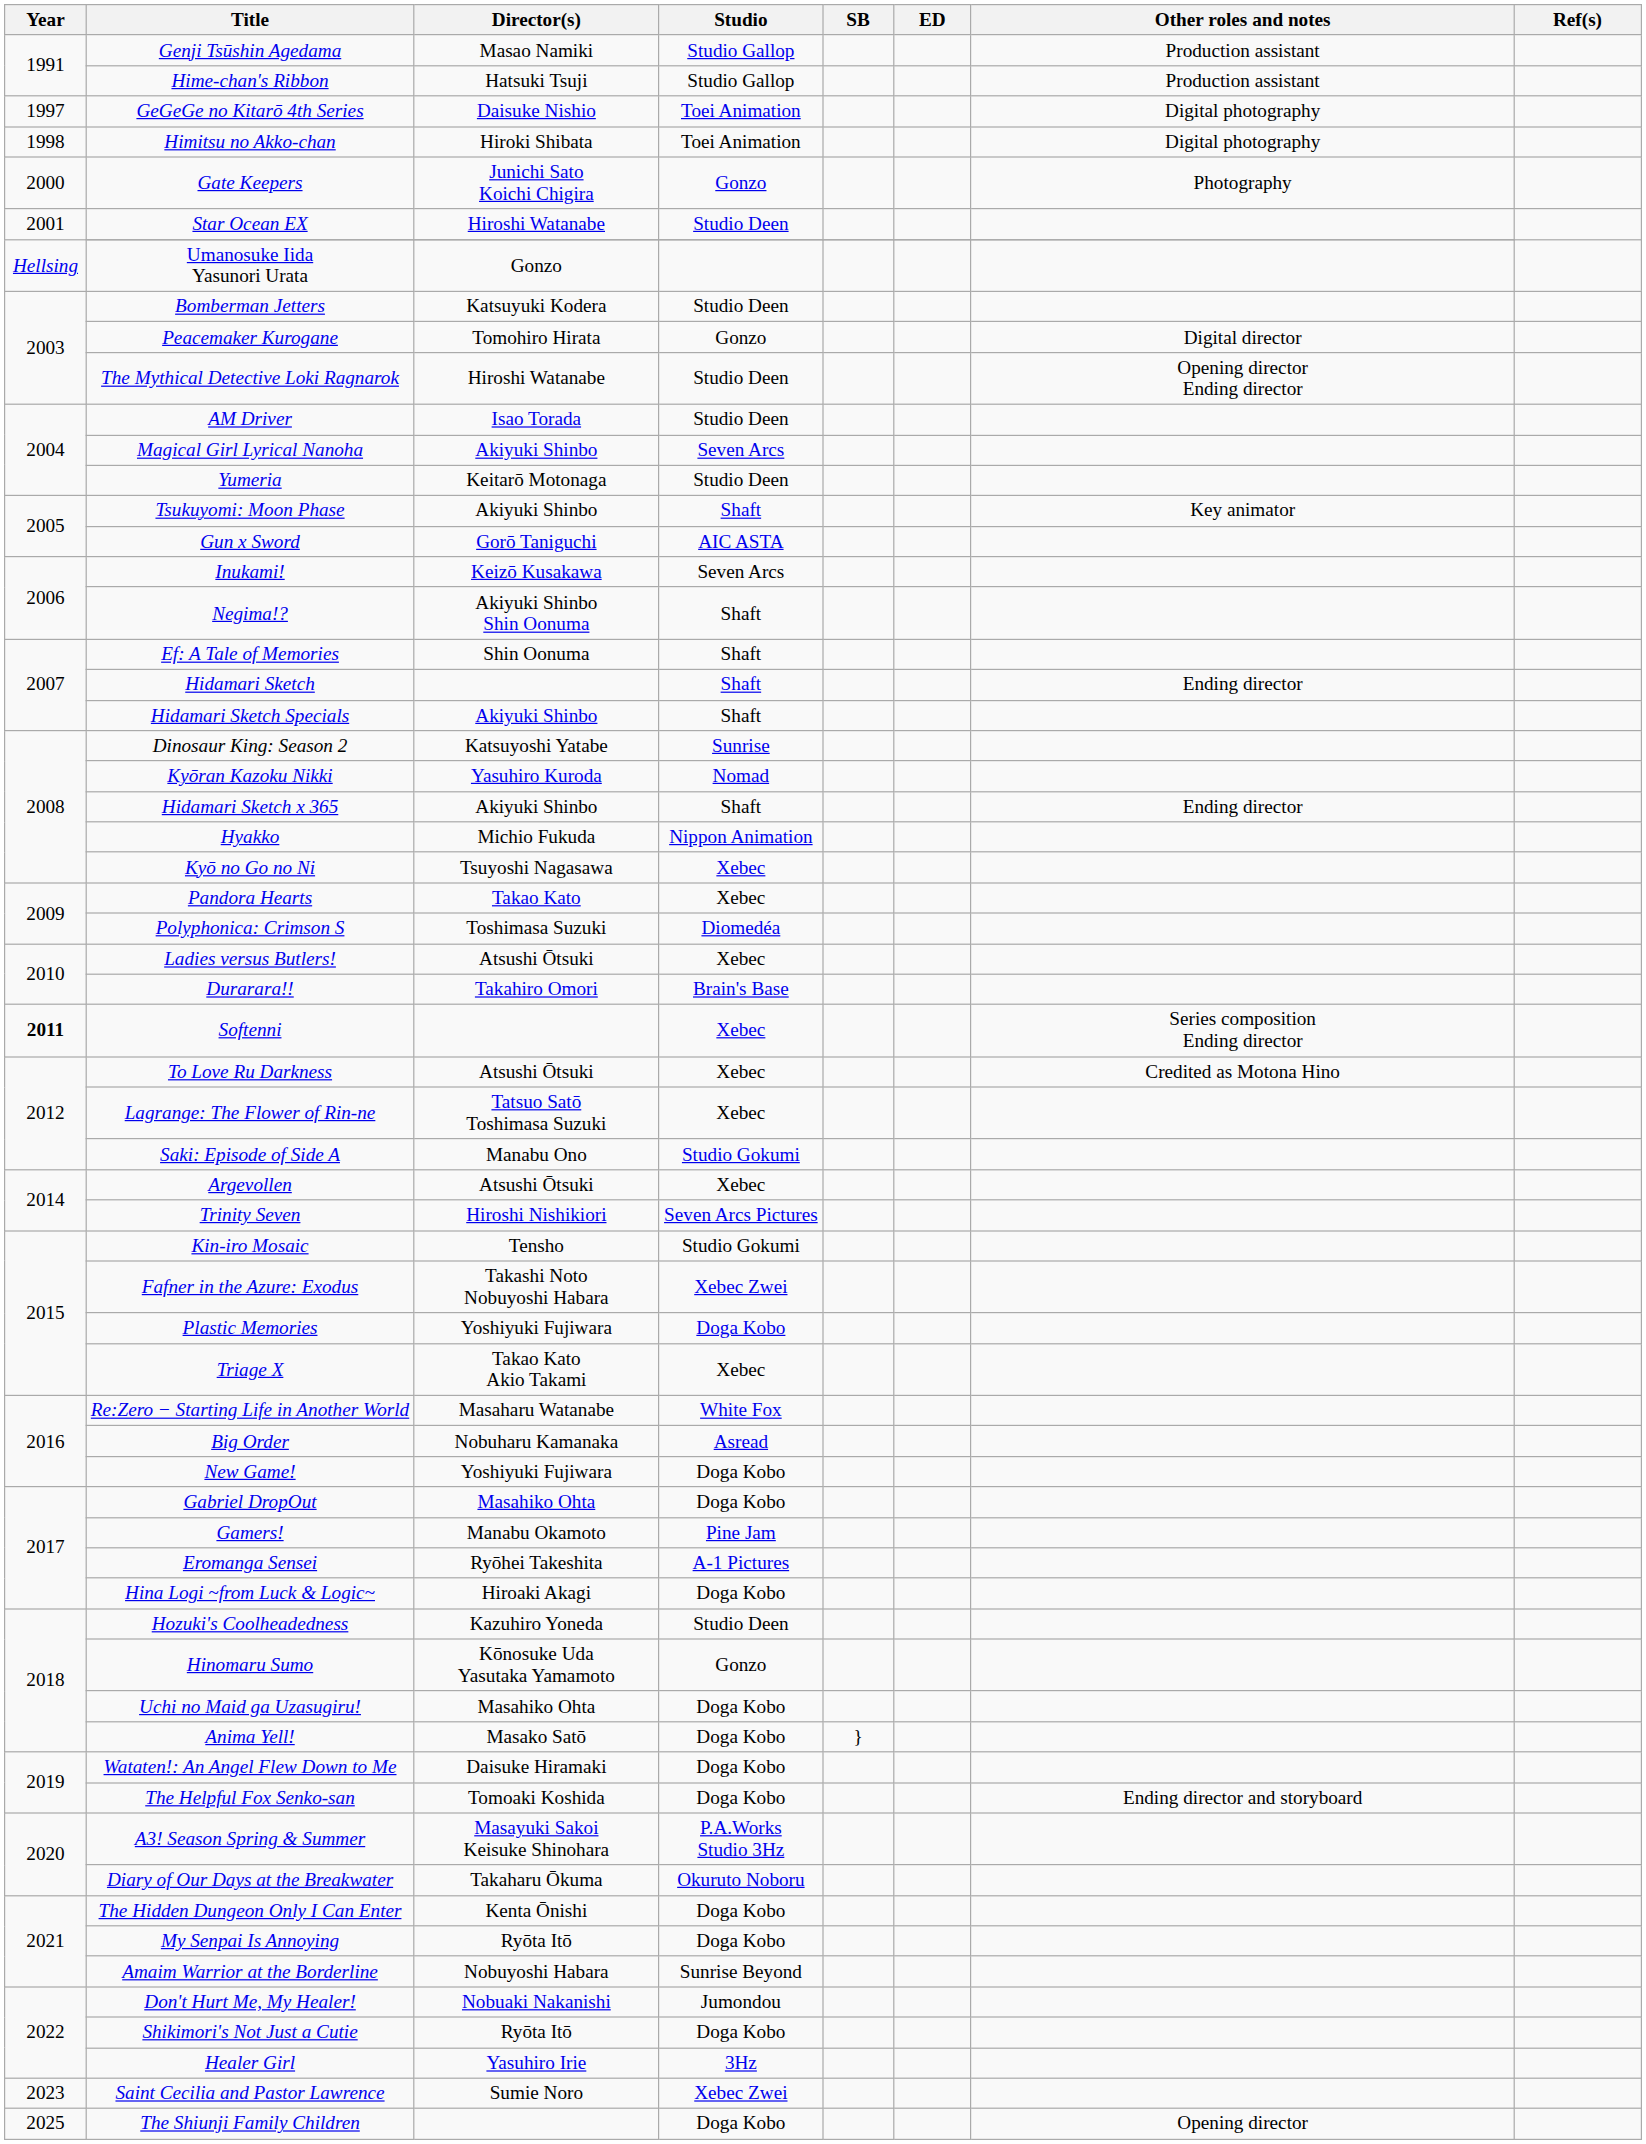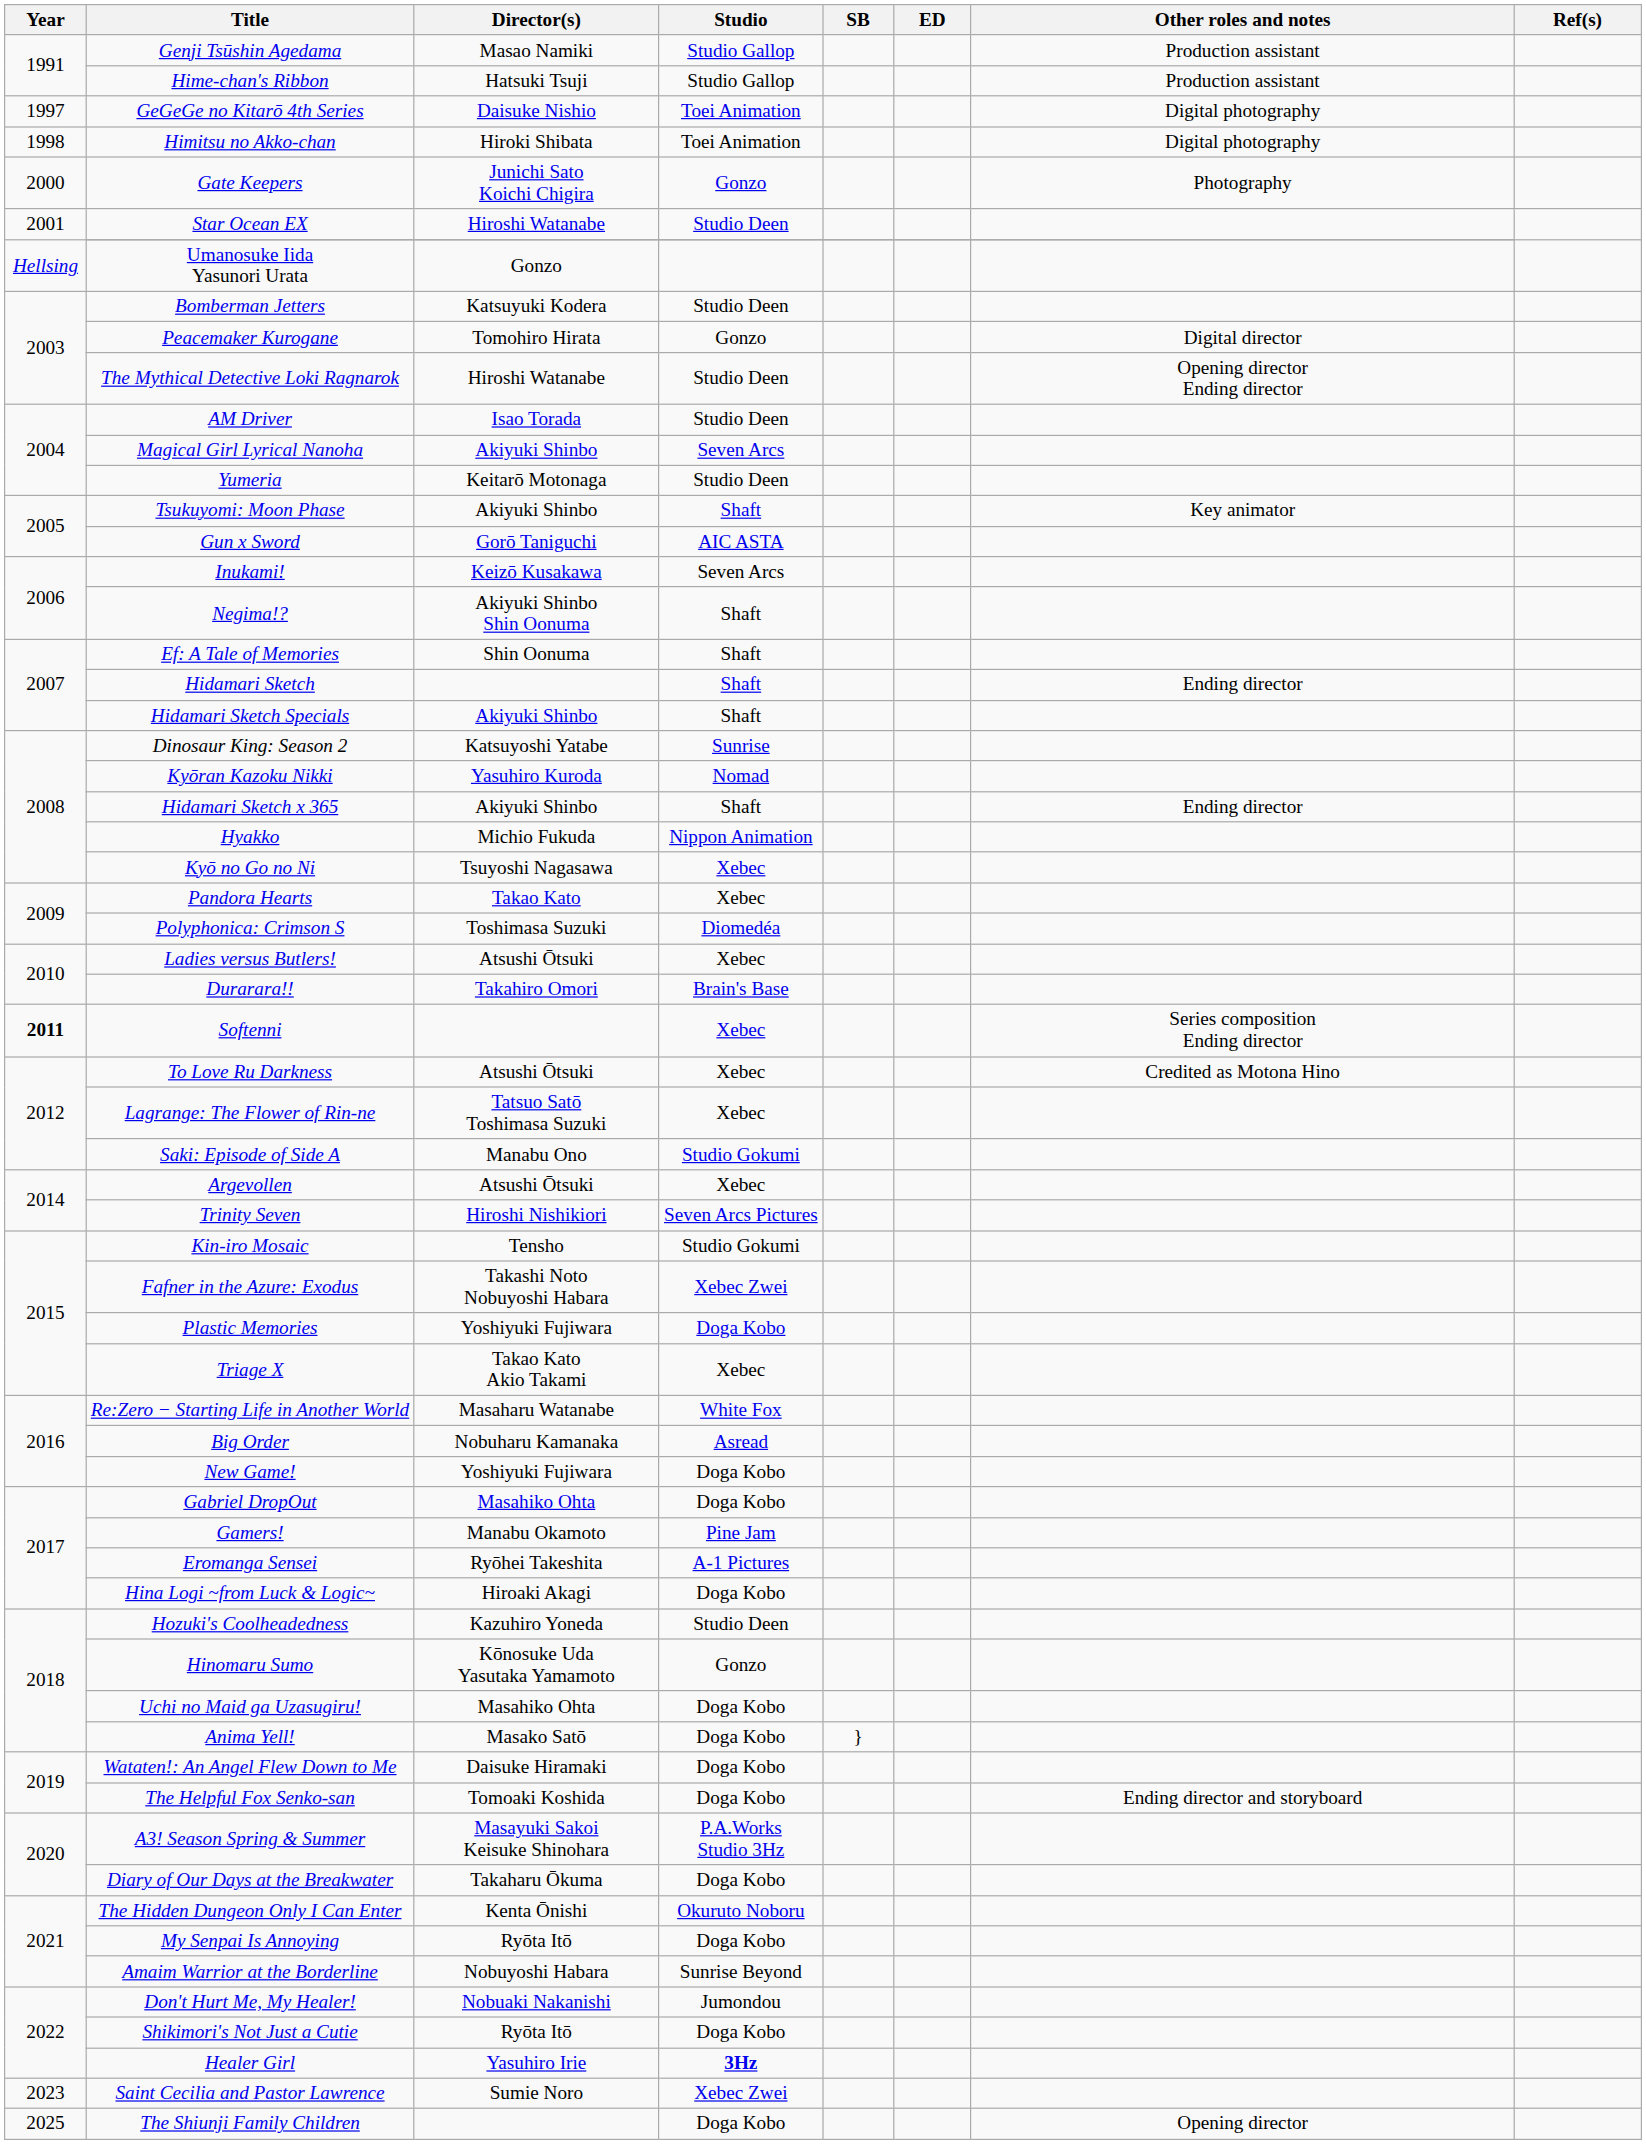(741, 1880) Okuruto Noboru -> (741, 1880) Doga Kobo
(741, 1910) Doga Kobo -> (741, 1910) Okuruto Noboru
(741, 2062) normal -> (741, 2062) bold
